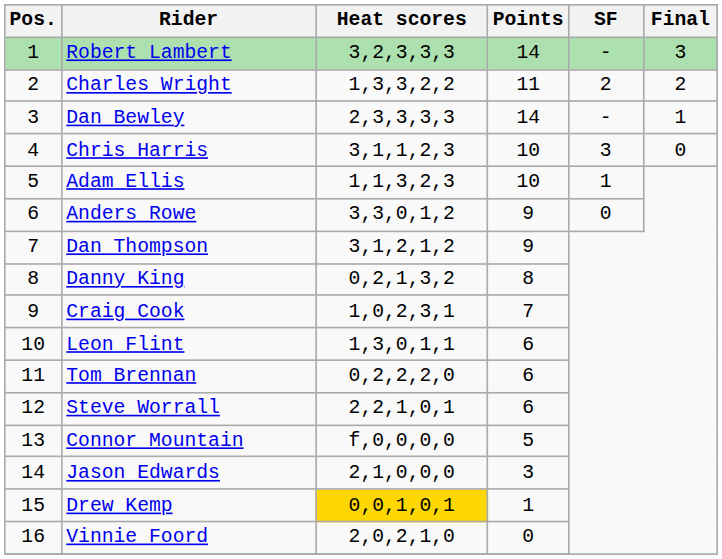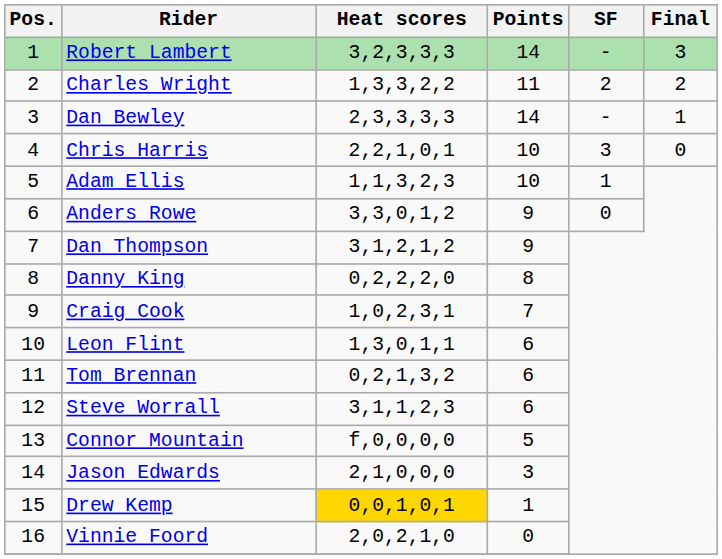(402, 150) 3,1,1,2,3 -> (402, 150) 2,2,1,0,1
(402, 279) 0,2,1,3,2 -> (402, 279) 0,2,2,2,0
(402, 376) 0,2,2,2,0 -> (402, 376) 0,2,1,3,2
(402, 409) 2,2,1,0,1 -> (402, 409) 3,1,1,2,3
